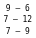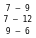rows swapped: (18, 31) <-> (18, 8)
